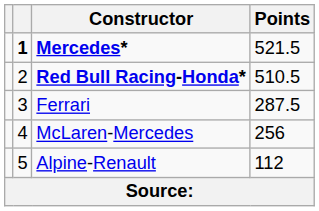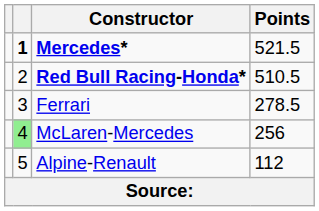(277, 105) 287.5 -> (277, 105) 278.5
(23, 134) no background -> (23, 134) lightgreen background
